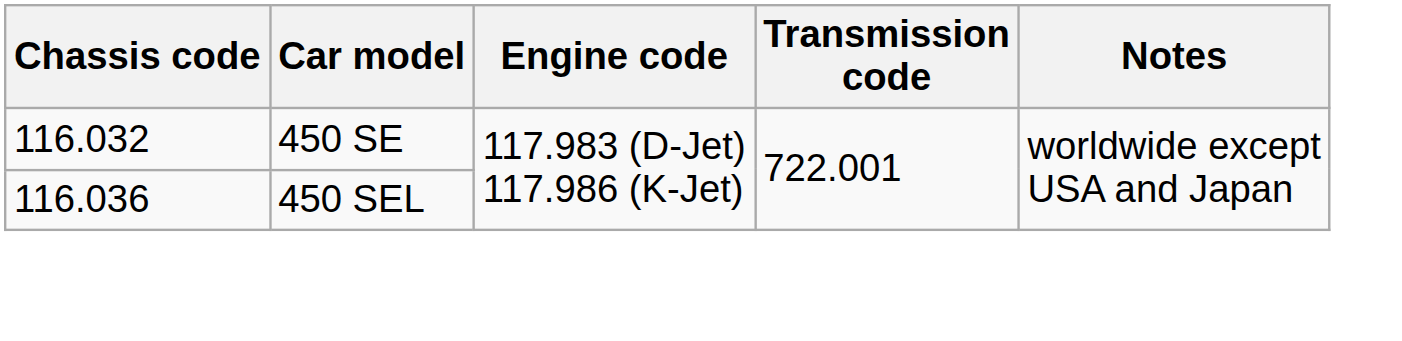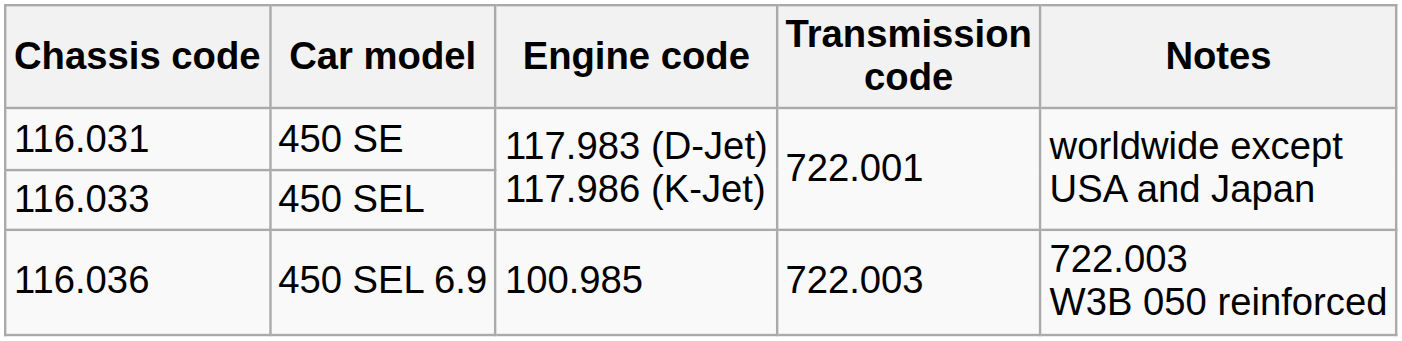(82, 138) 116.032 -> (82, 138) 116.031
(82, 199) 116.036 -> (82, 199) 116.033
+ row: (383, 281)
